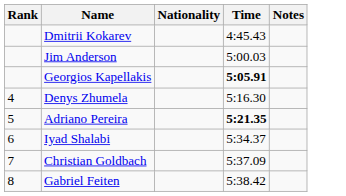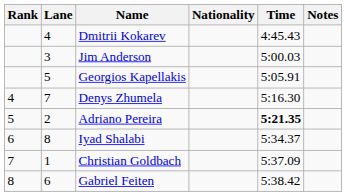+ column: (58, 14)
(246, 77) bold -> (281, 77) normal
